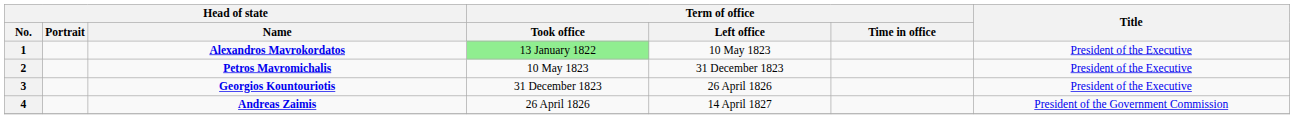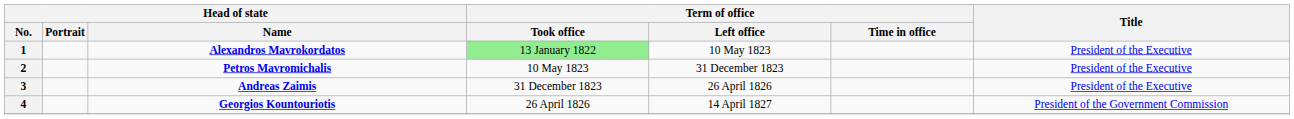(277, 86) Georgios Kountouriotis -> (277, 86) Andreas Zaimis
(277, 104) Andreas Zaimis -> (277, 104) Georgios Kountouriotis
